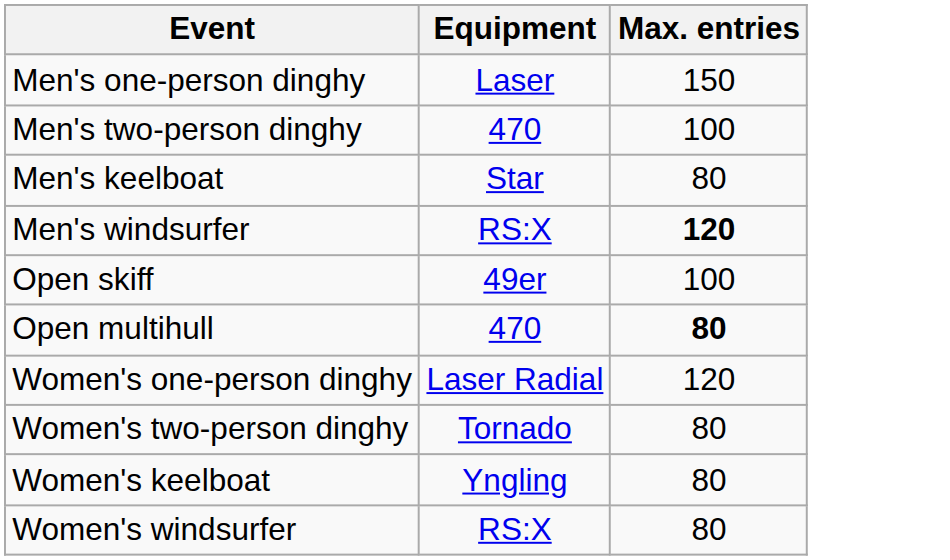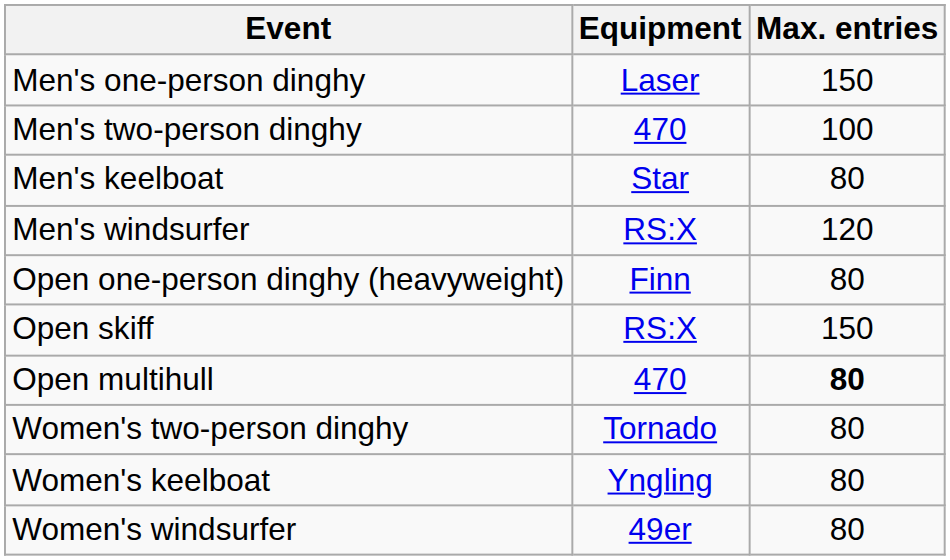(709, 229) bold -> (847, 229) normal
+ row: (288, 279)
(515, 279) 49er -> (660, 329) RS:X
(709, 279) 100 -> (847, 329) 150
- row: (212, 379)
(515, 529) RS:X -> (660, 529) 49er
